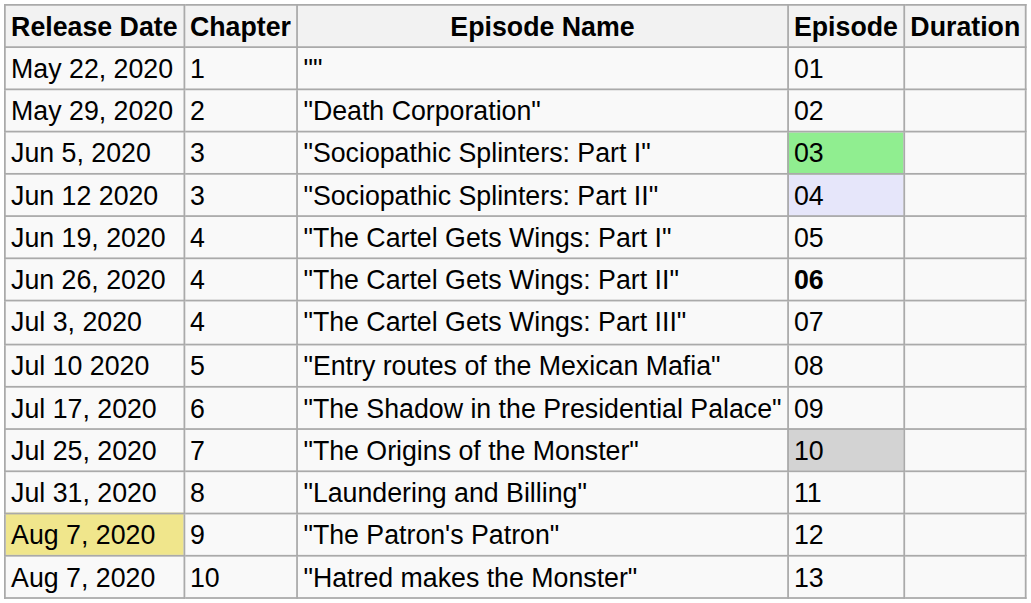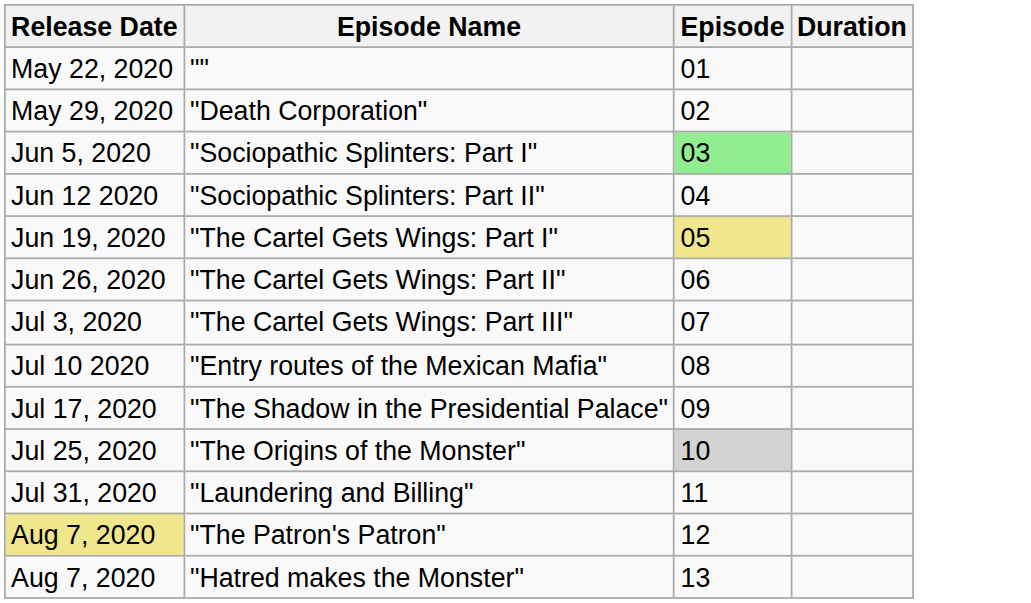- column: (240, 26)
(809, 196) lavender background -> (695, 196) no background
(809, 238) no background -> (695, 238) khaki background
(809, 280) bold -> (695, 280) normal
